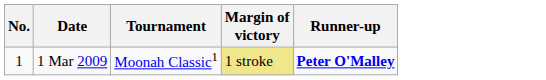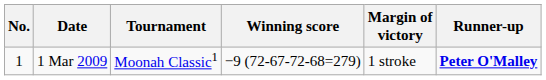+ column: (293, 26)
(249, 61) khaki background -> (392, 61) no background
